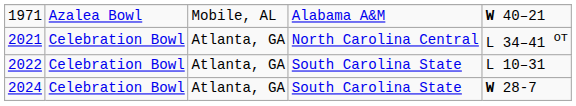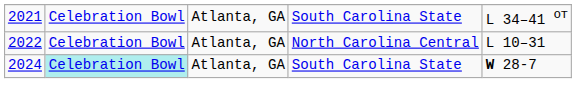- row: (25, 16)
(385, 41) North Carolina Central -> (377, 18) South Carolina State
(377, 66) South Carolina State -> (385, 43) North Carolina Central
(117, 89) no background -> (117, 66) paleturquoise background
